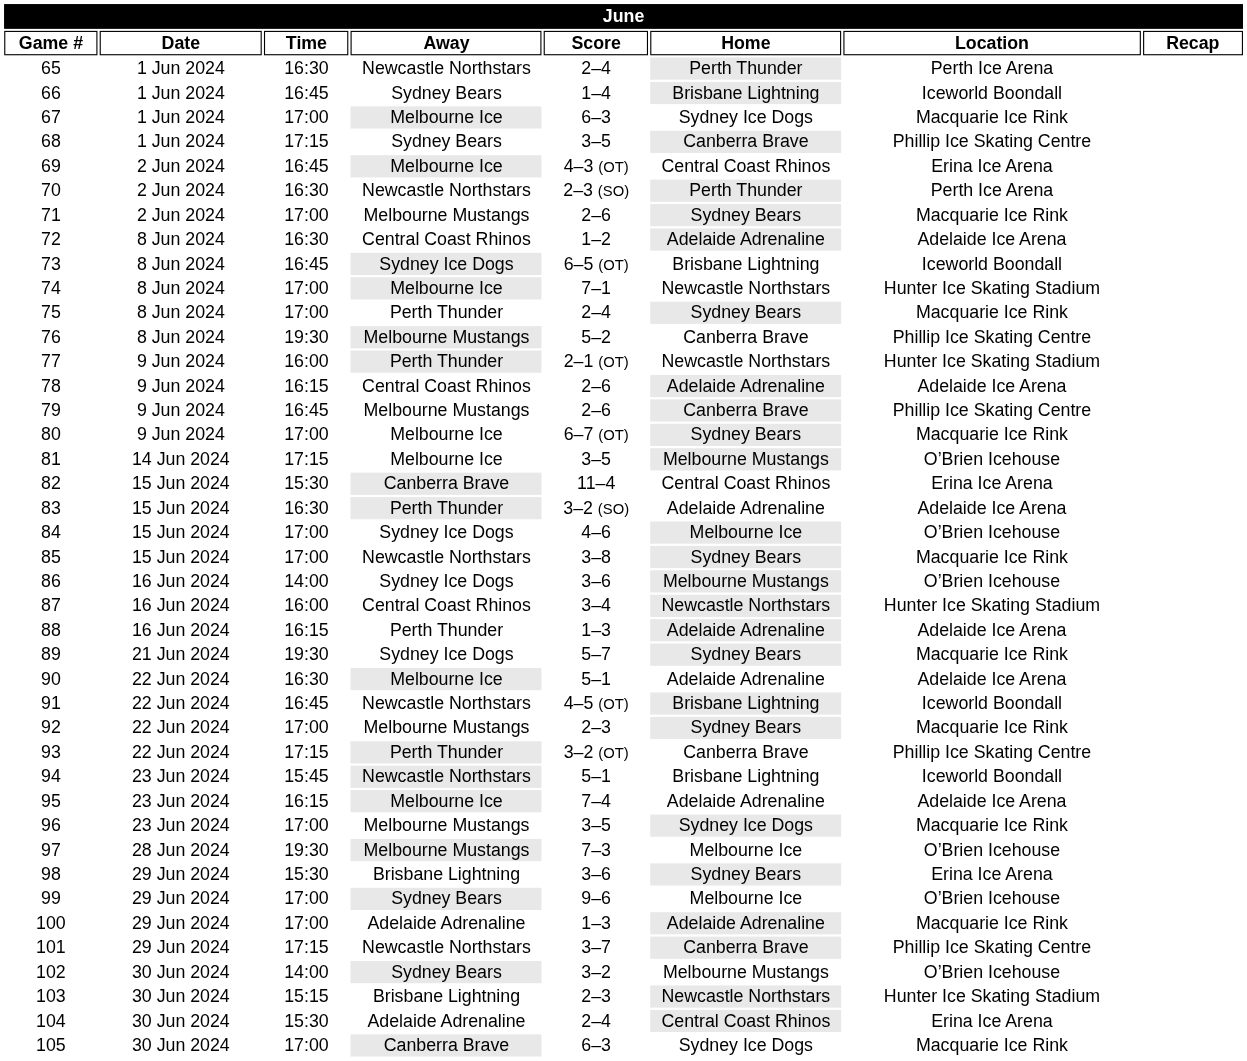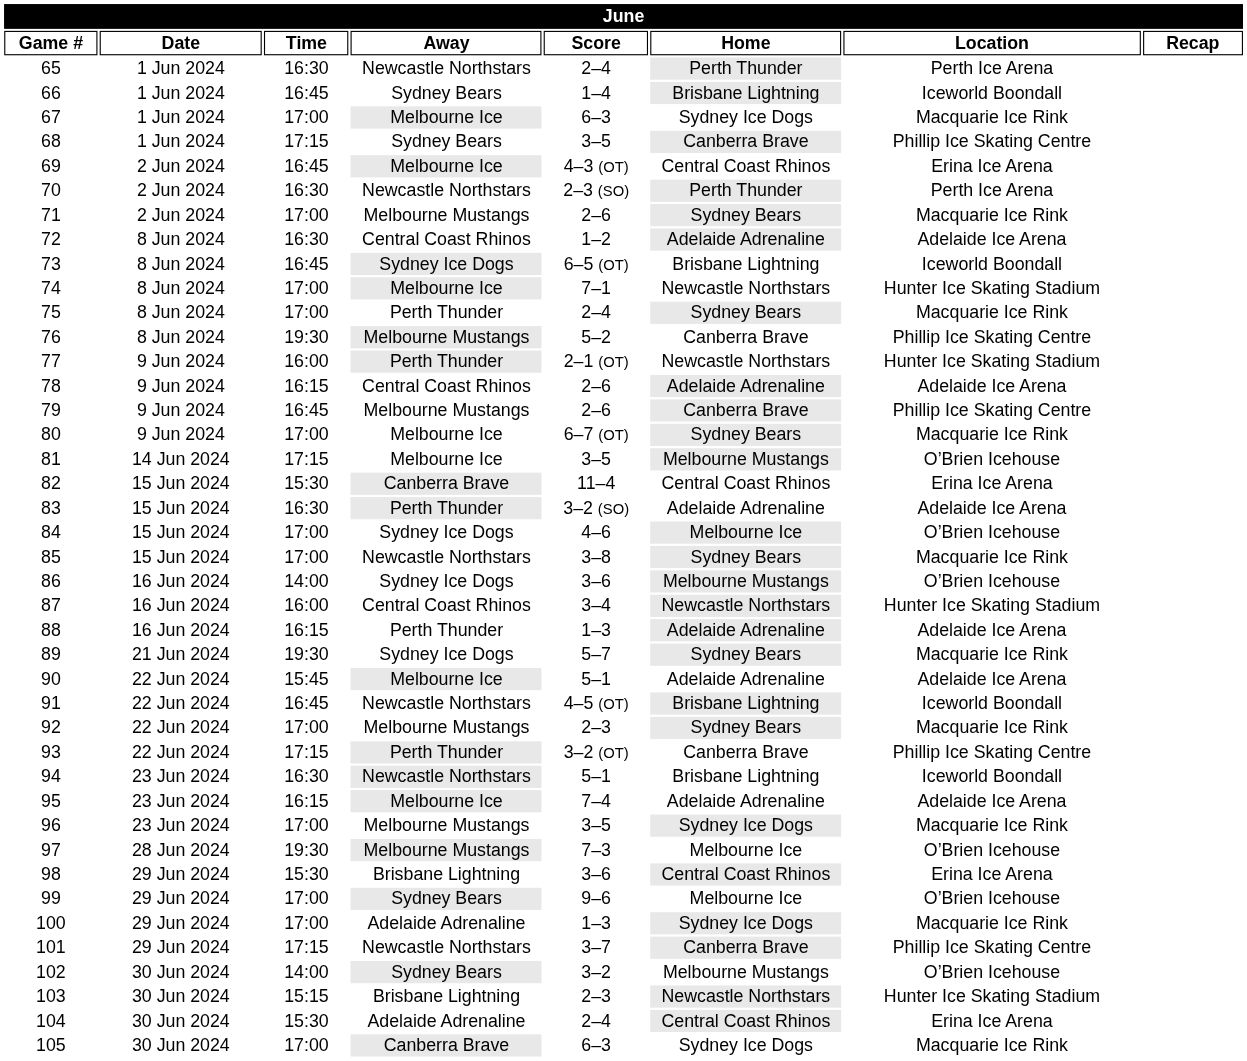(306, 679) 16:30 -> (306, 679) 15:45
(306, 776) 15:45 -> (306, 776) 16:30
(746, 874) Sydney Bears -> (746, 874) Central Coast Rhinos
(746, 923) Adelaide Adrenaline -> (746, 923) Sydney Ice Dogs
